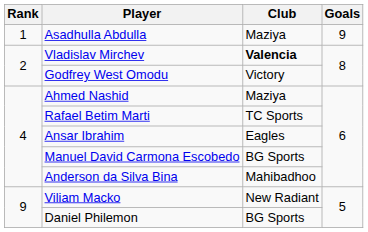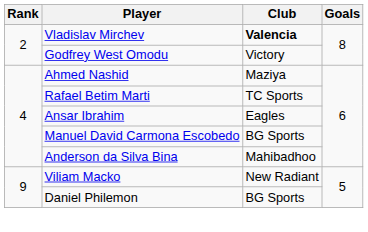- row: (95, 34)
